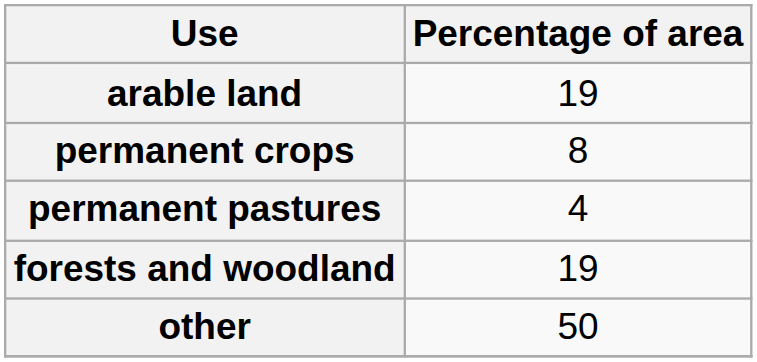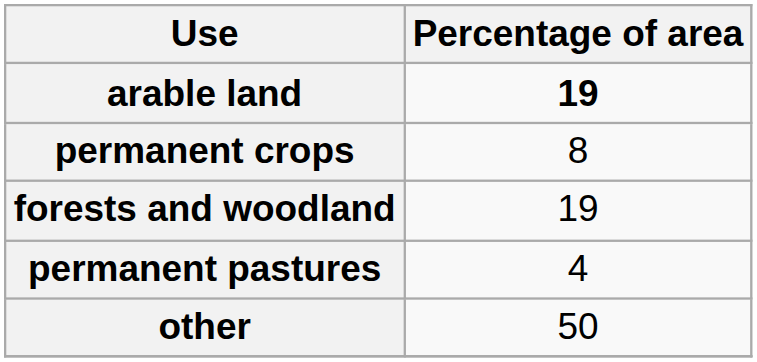(578, 92) normal -> (578, 92) bold
rows swapped: (205, 209) <-> (205, 268)
